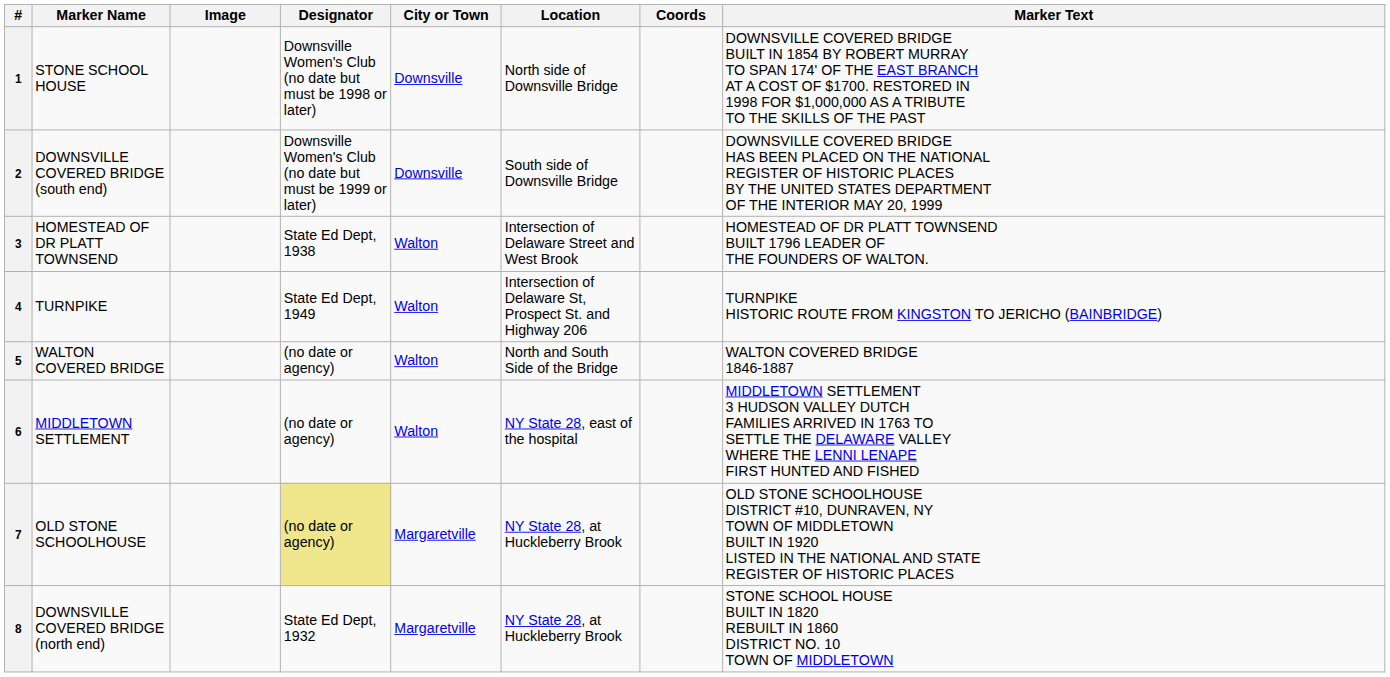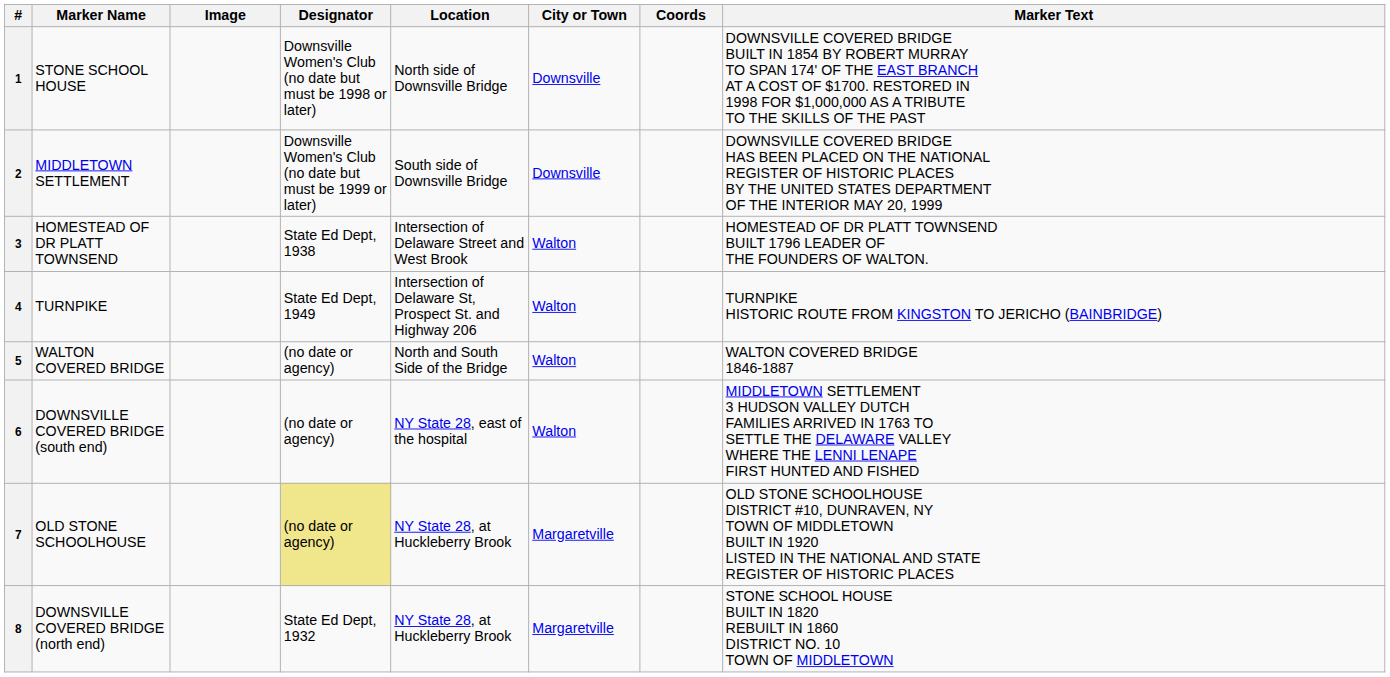columns swapped: (570, 15) <-> (446, 15)
(100, 173) DOWNSVILLE COVERED BRIDGE (south end) -> (84, 173) MIDDLETOWN SETTLEMENT
(84, 431) MIDDLETOWN SETTLEMENT -> (100, 431) DOWNSVILLE COVERED BRIDGE (south end)
